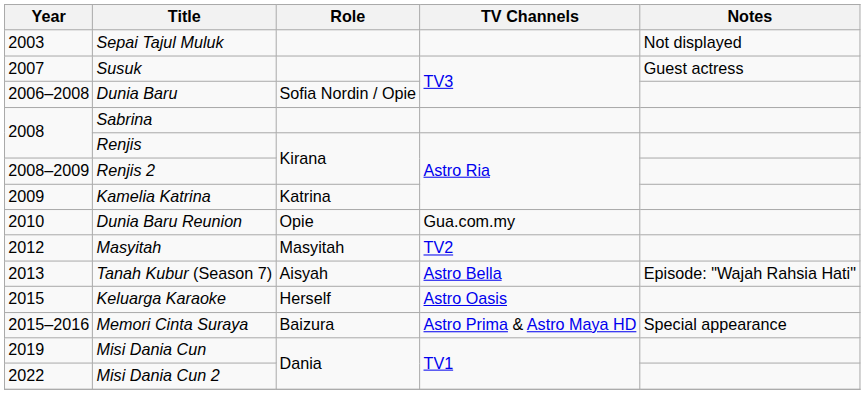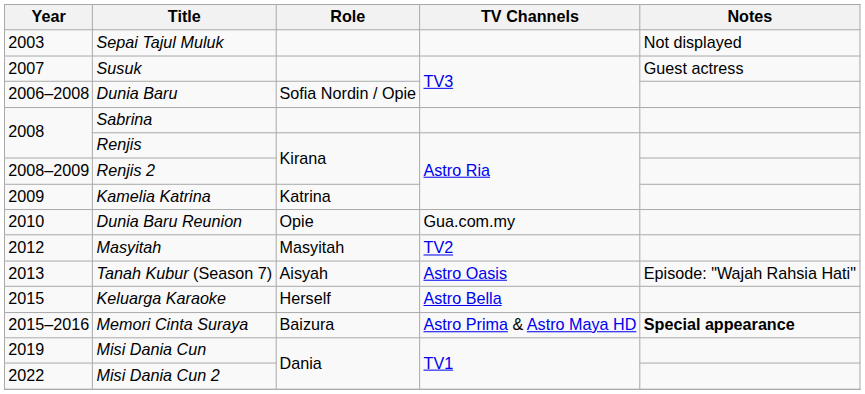(463, 273) Astro Bella -> (465, 273) Astro Oasis
(465, 299) Astro Oasis -> (463, 299) Astro Bella
(715, 324) normal -> (719, 324) bold
